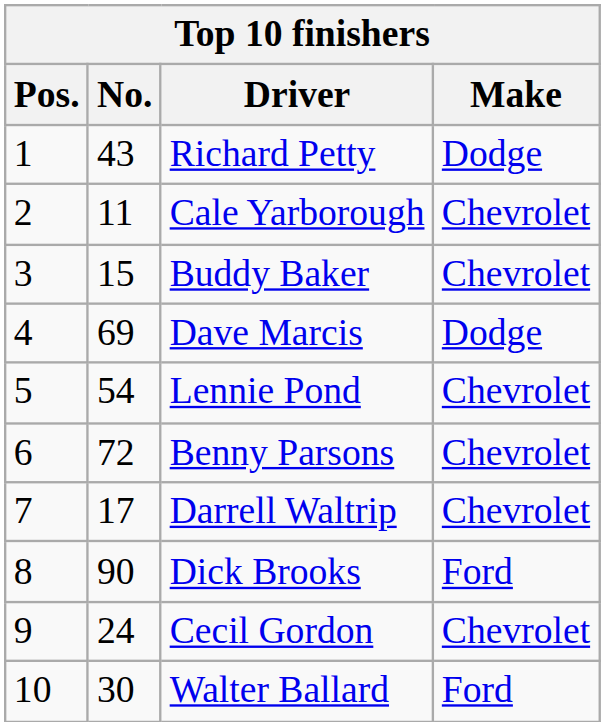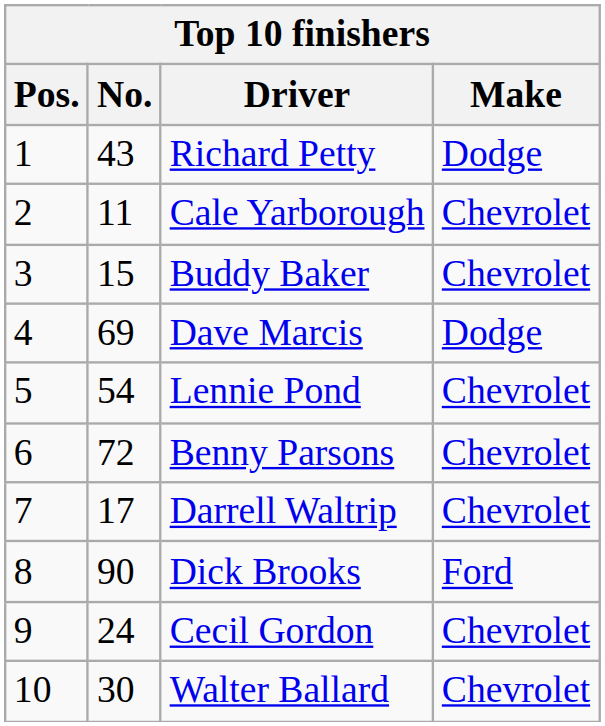(477, 690) Ford -> (516, 690) Chevrolet
